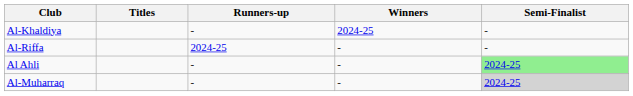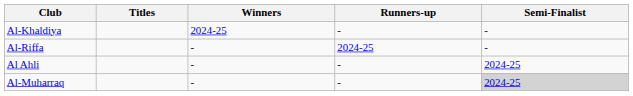columns swapped: (408, 13) <-> (261, 13)
(502, 64) lightgreen background -> (502, 64) no background
